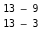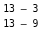rows swapped: (21, 23) <-> (21, 9)
